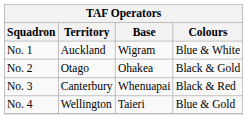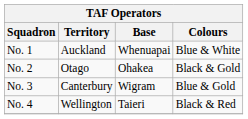(137, 50) Wigram -> (144, 50) Whenuapai
(144, 86) Whenuapai -> (137, 86) Wigram
(206, 86) Black & Red -> (205, 86) Blue & Gold
(205, 104) Blue & Gold -> (206, 104) Black & Red
